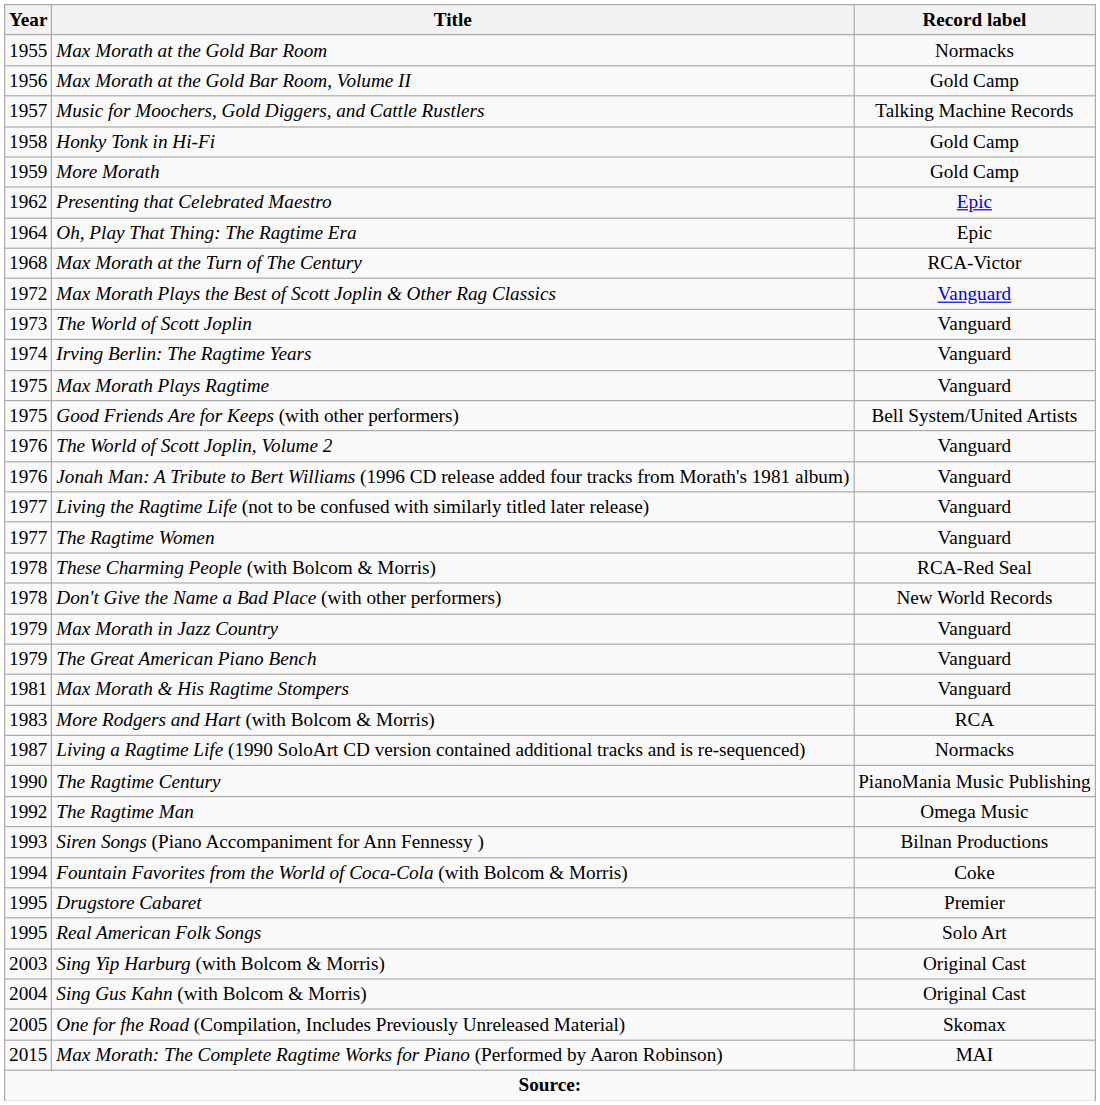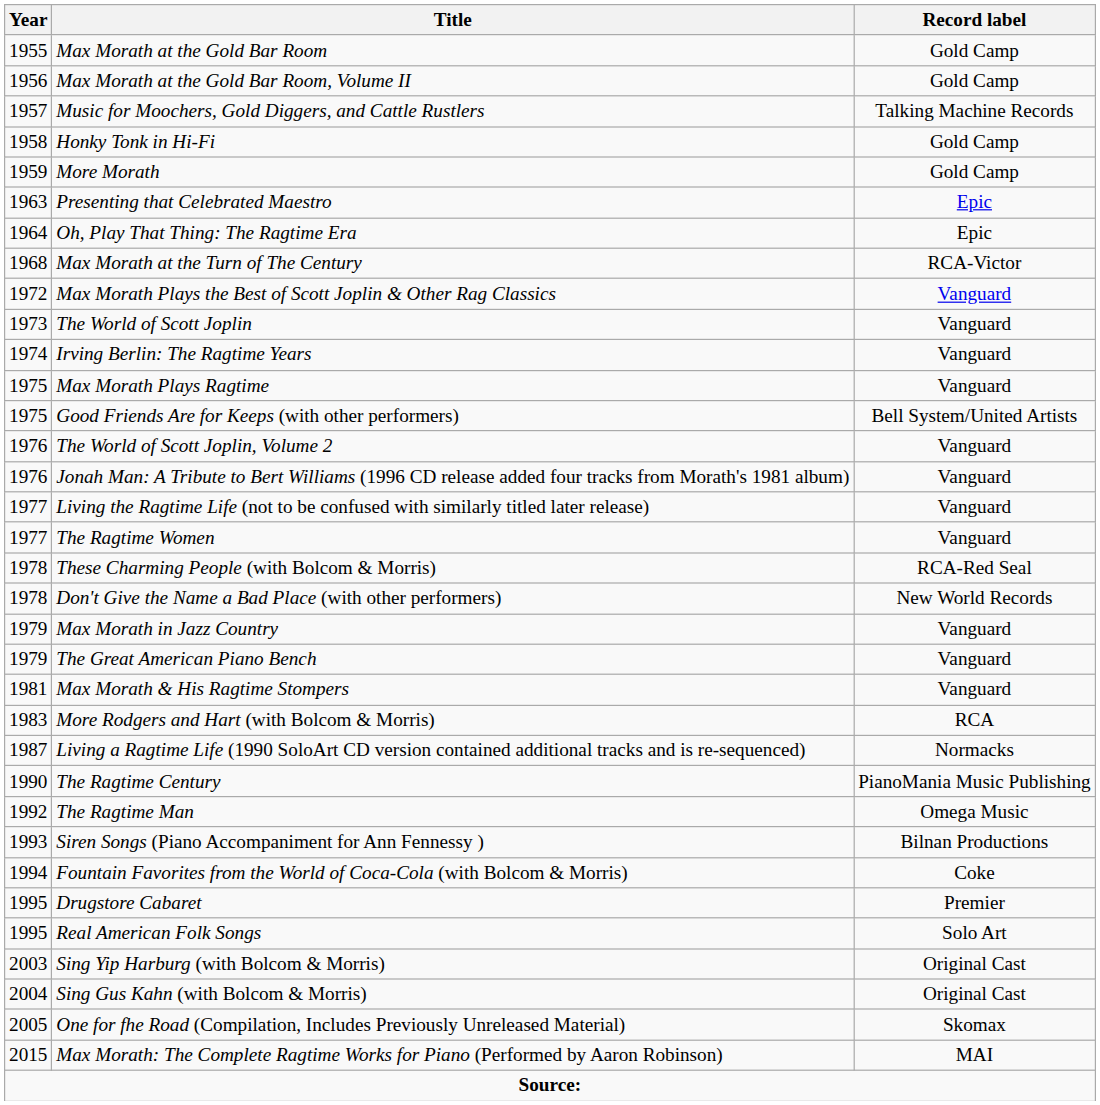(974, 50) Normacks -> (974, 50) Gold Camp
(28, 202) 1962 -> (28, 202) 1963
